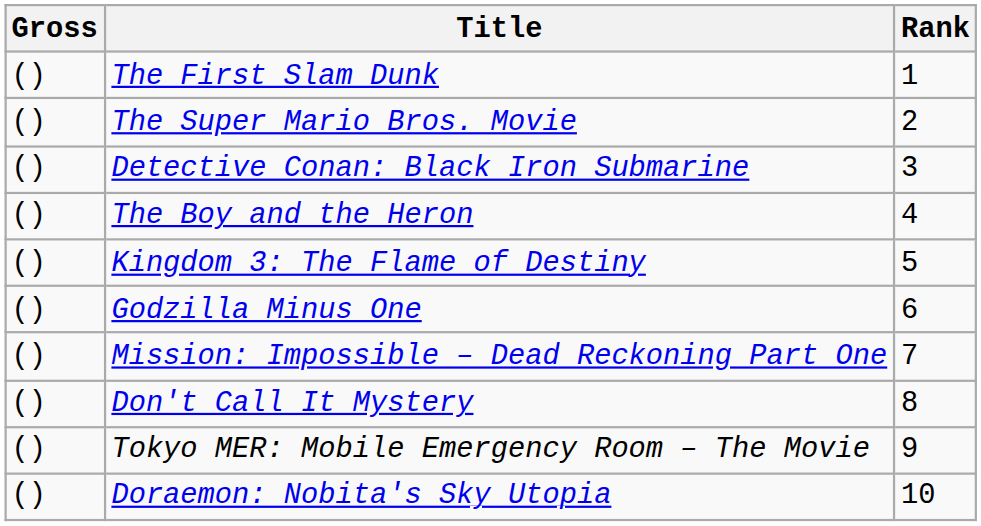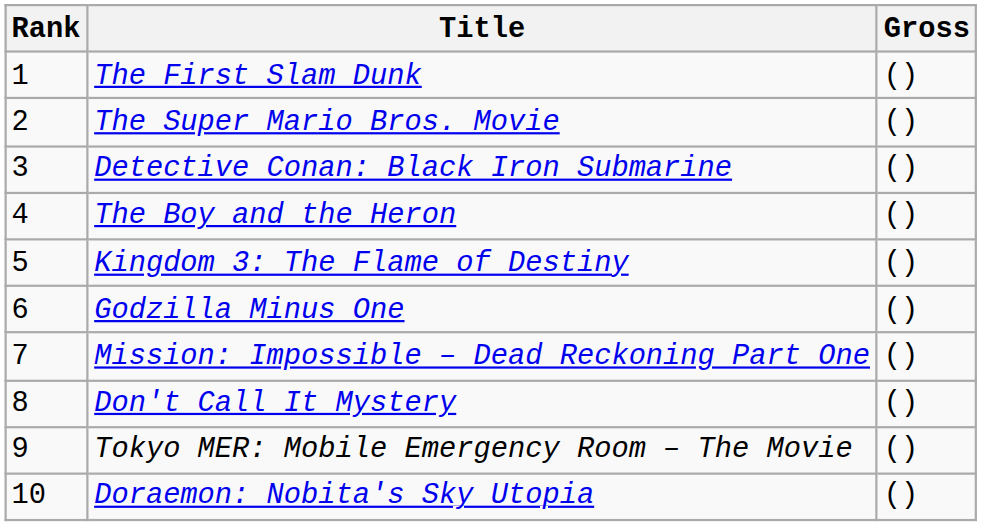columns swapped: (935, 29) <-> (55, 29)
